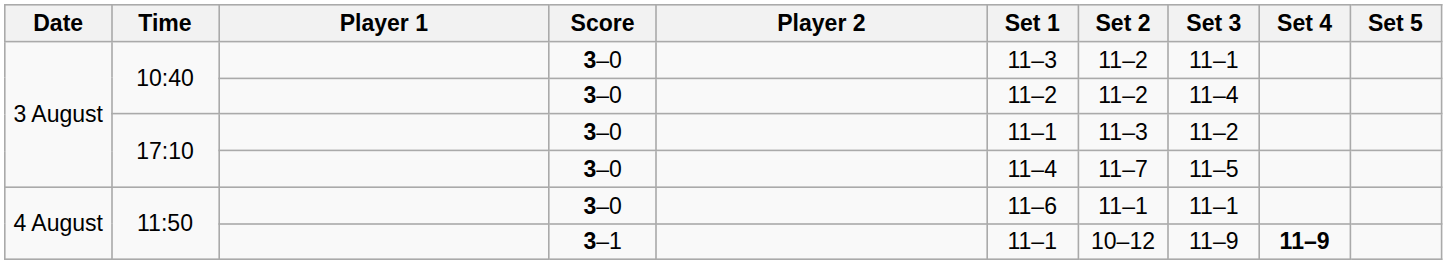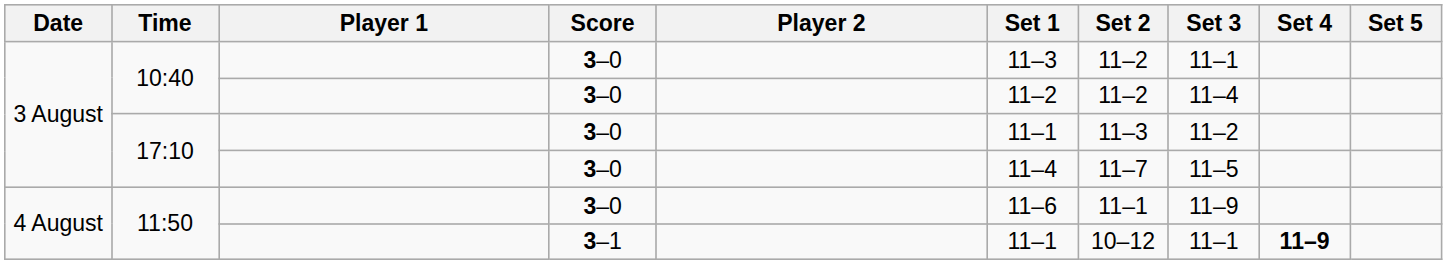(1214, 205) 11–1 -> (1214, 205) 11–9
(1214, 242) 11–9 -> (1214, 242) 11–1
